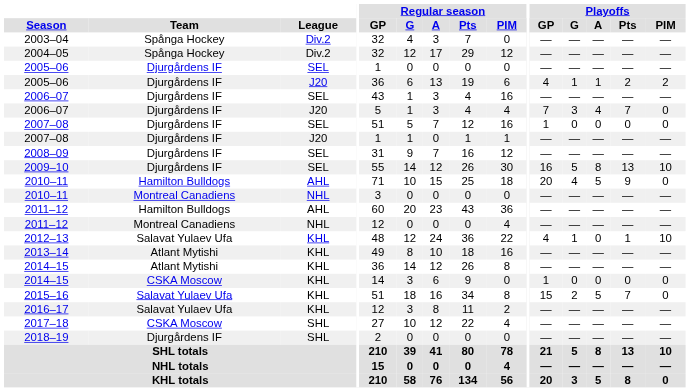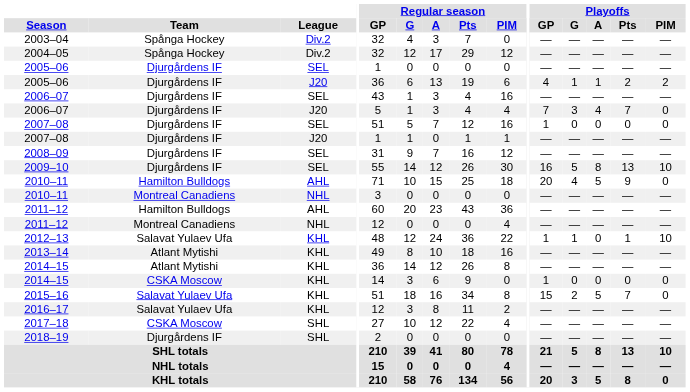(546, 238) 4 -> (546, 238) 1
